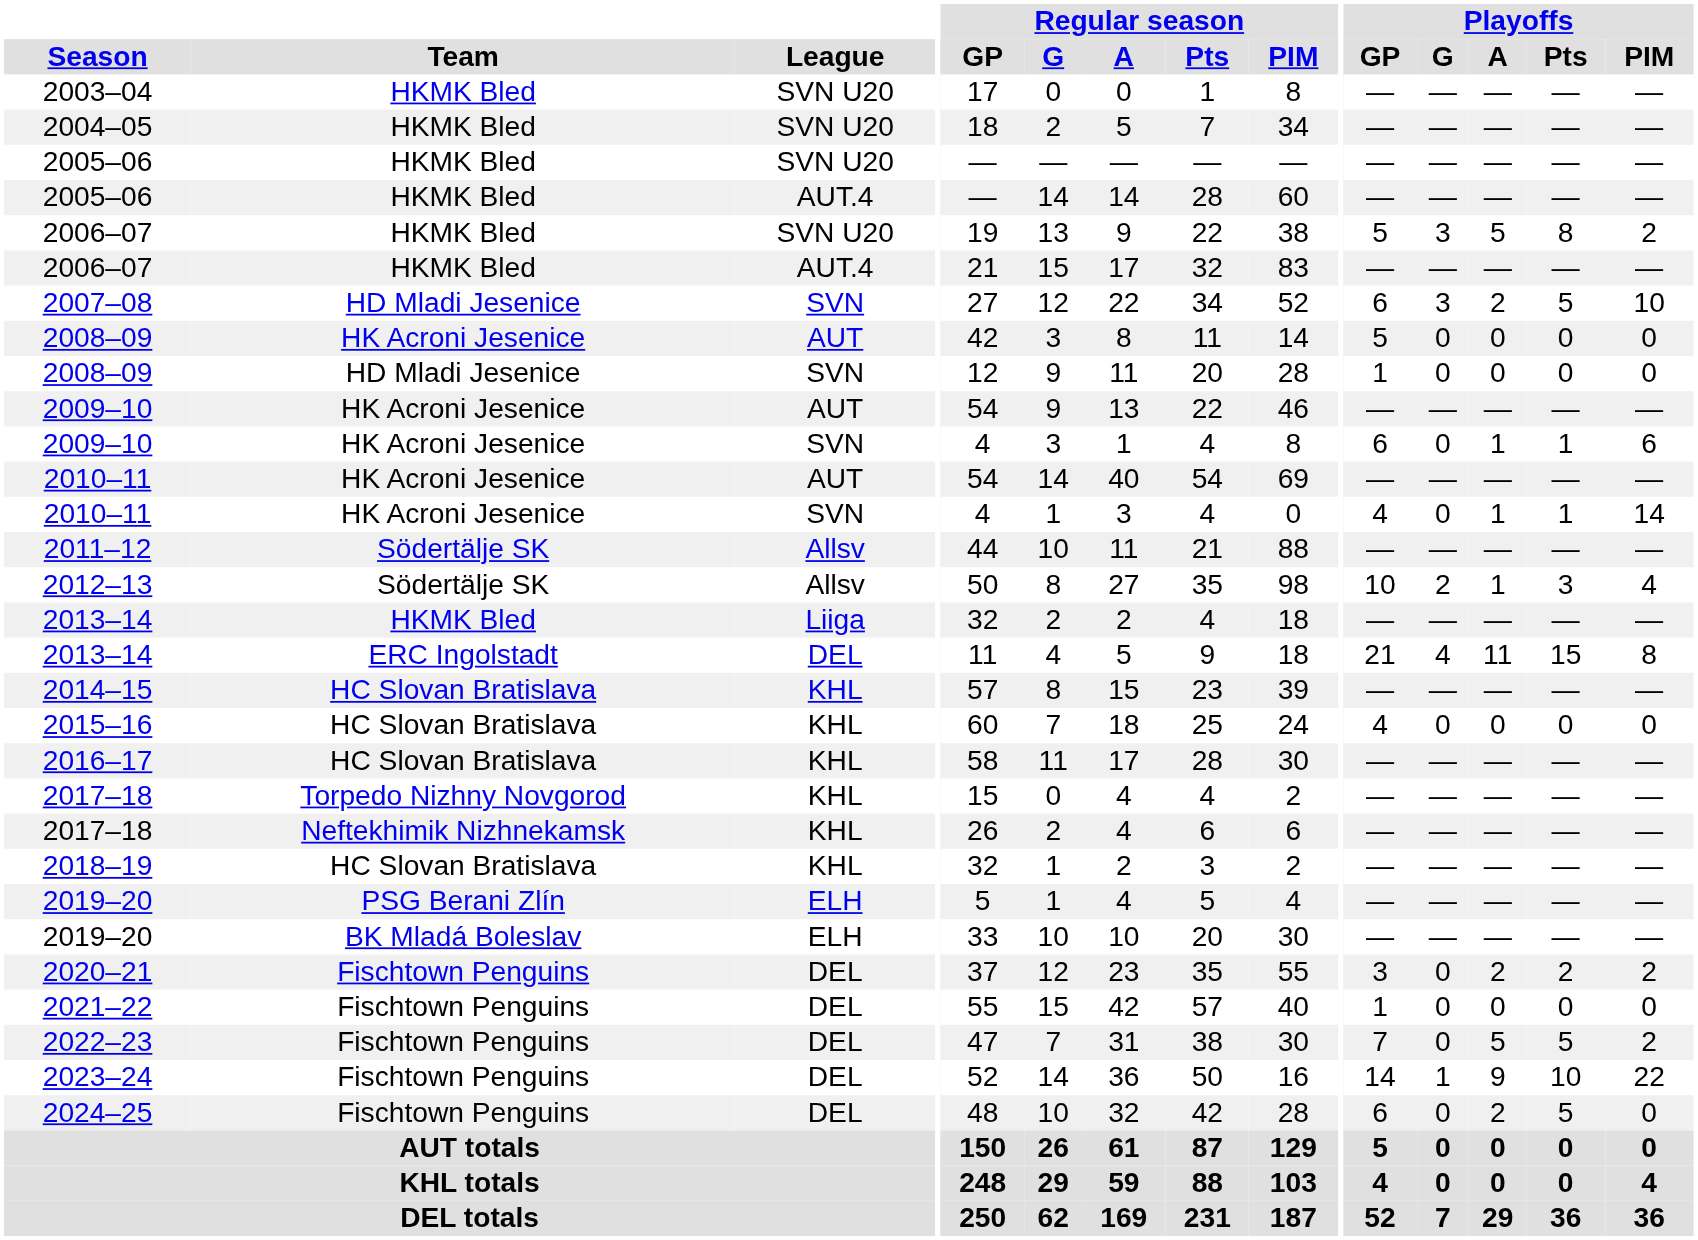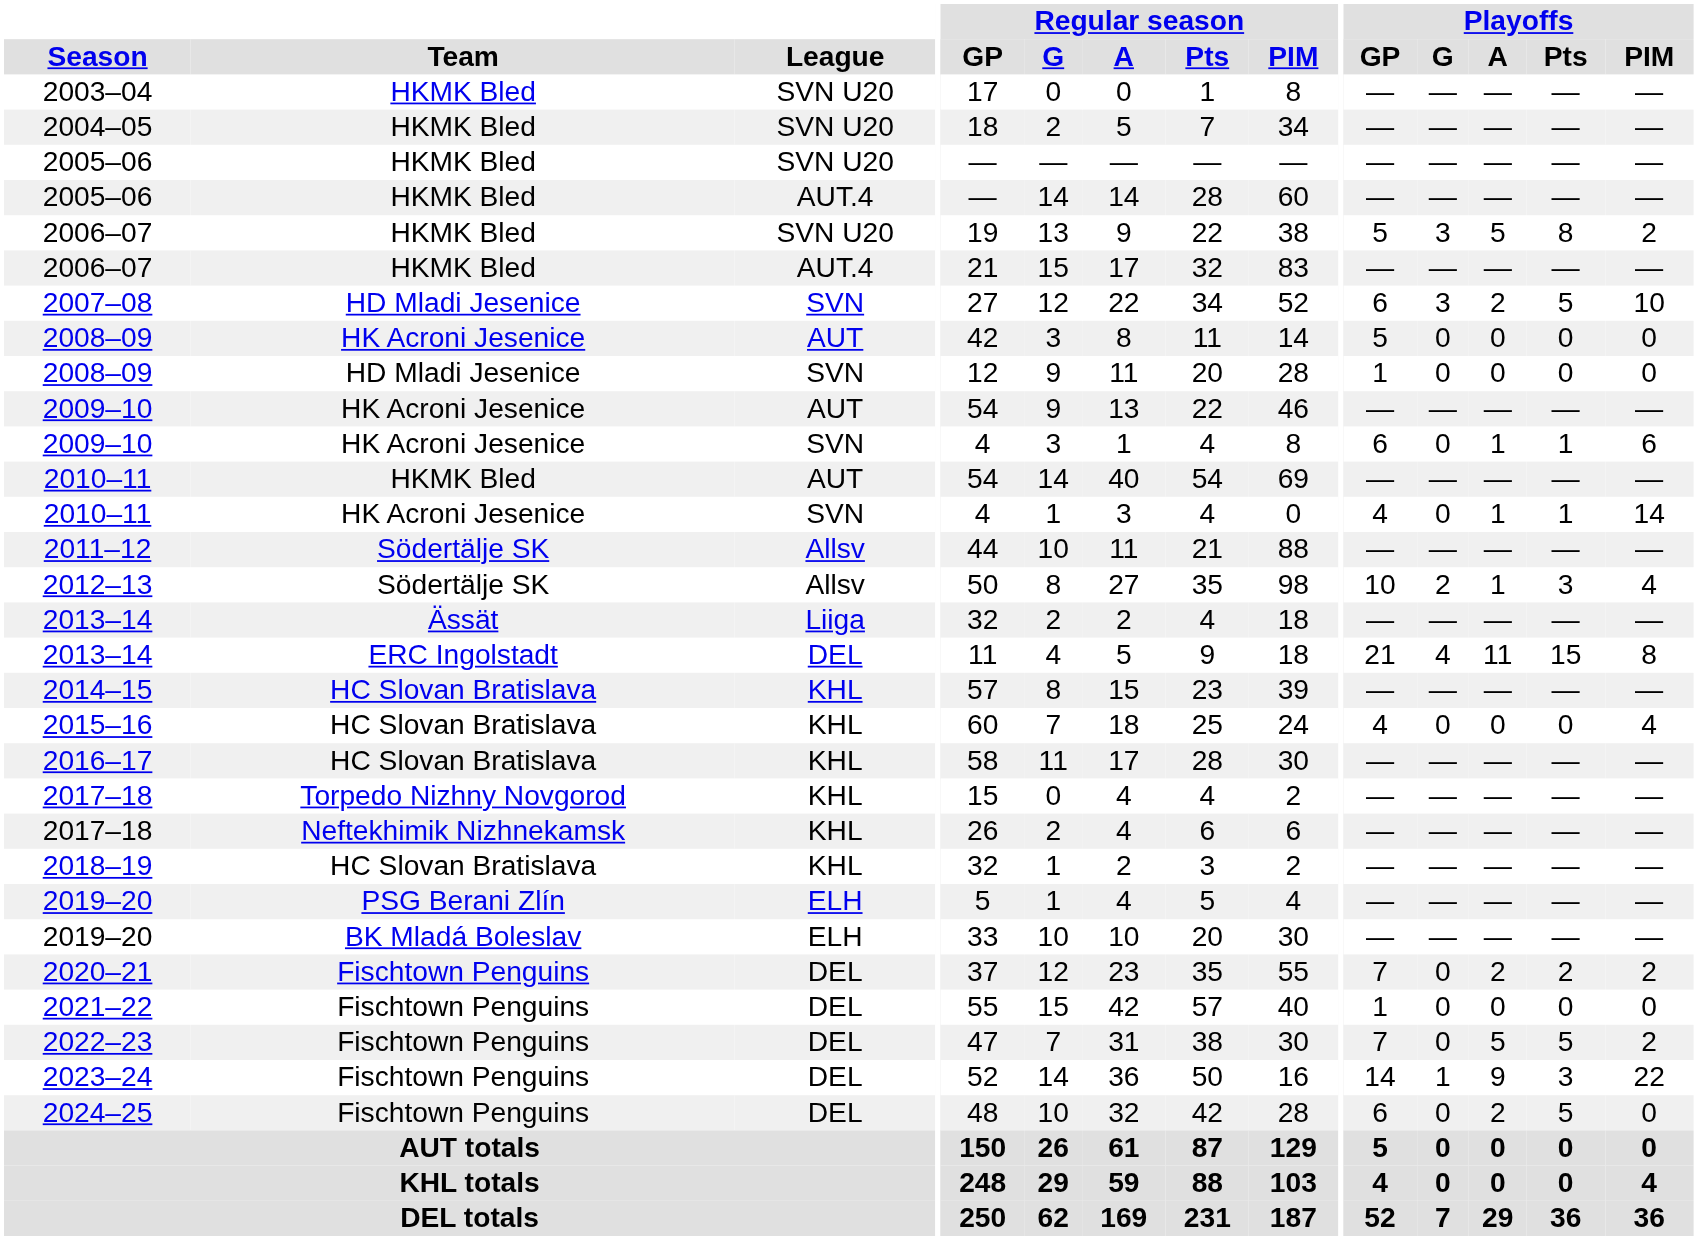(463, 478) HK Acroni Jesenice -> (463, 478) HKMK Bled
(463, 619) HKMK Bled -> (463, 619) Ässät
(1649, 725) 0 -> (1649, 725) 4
(1380, 971) 3 -> (1380, 971) 7
(1566, 1077) 10 -> (1566, 1077) 3
